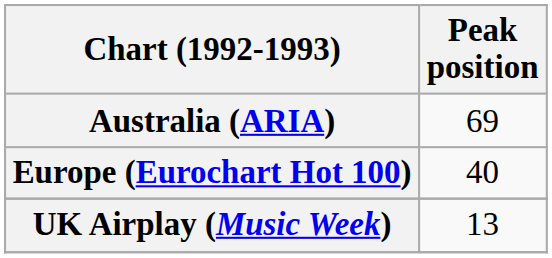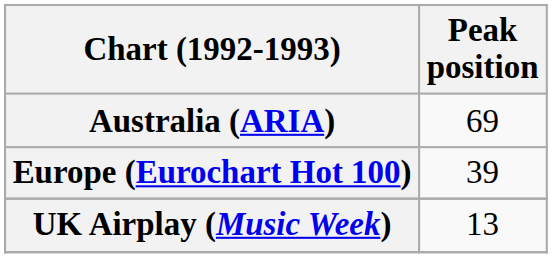(483, 172) 40 -> (483, 172) 39
